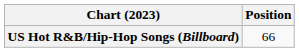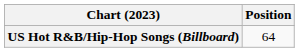(268, 36) 66 -> (268, 36) 64
